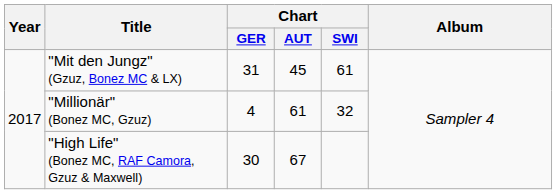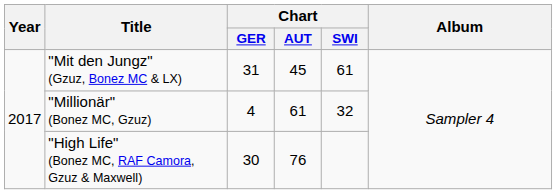(298, 160) 67 -> (298, 160) 76
